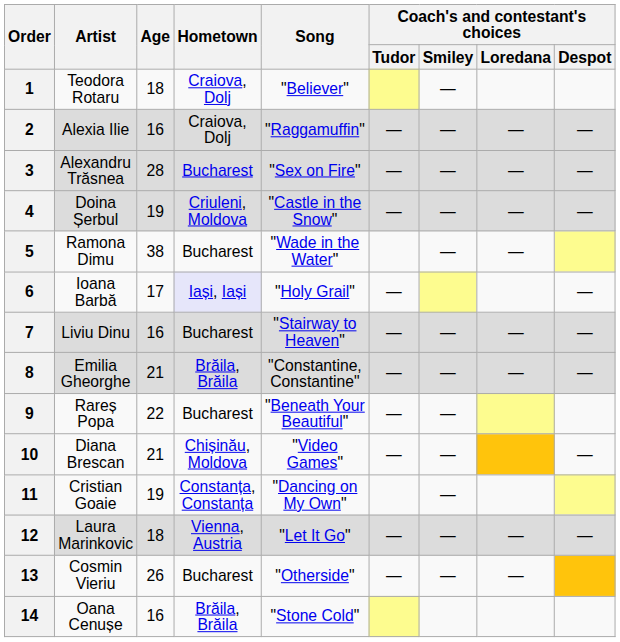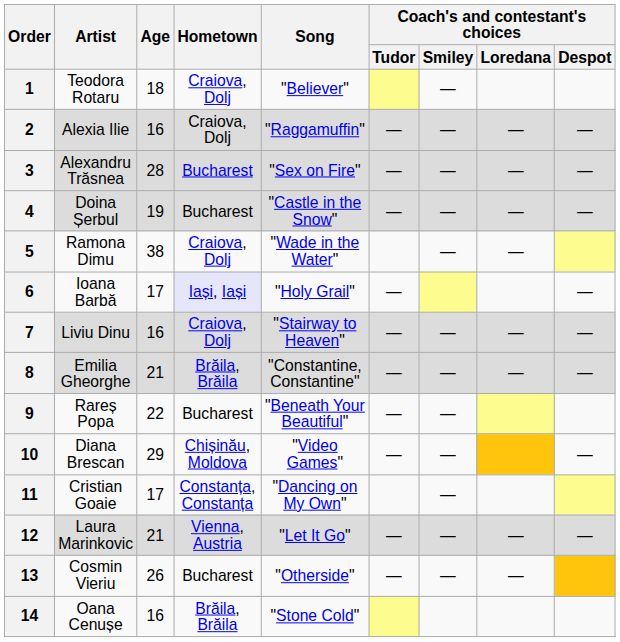(217, 211) Criuleni, Moldova -> (217, 211) Bucharest
(217, 251) Bucharest -> (217, 251) Craiova, Dolj
(217, 332) Bucharest -> (217, 332) Craiova, Dolj
(155, 454) 21 -> (155, 454) 29
(155, 495) 19 -> (155, 495) 17
(155, 535) 18 -> (155, 535) 21
